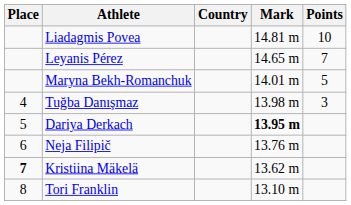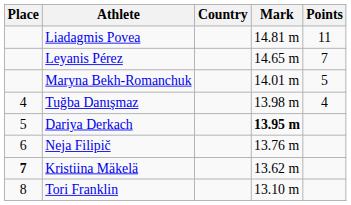(325, 37) 10 -> (325, 37) 11
(325, 102) 3 -> (325, 102) 4
